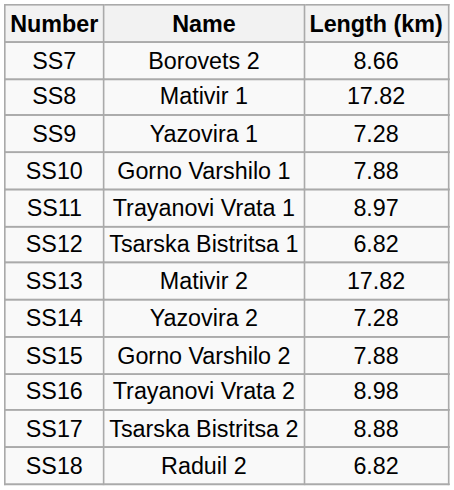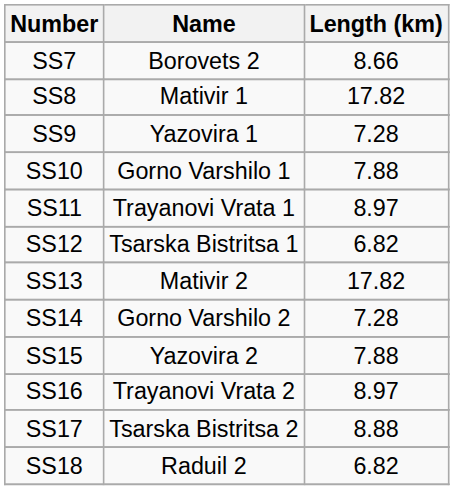(204, 318) Yazovira 2 -> (204, 318) Gorno Varshilo 2
(204, 355) Gorno Varshilo 2 -> (204, 355) Yazovira 2
(376, 392) 8.98 -> (376, 392) 8.97
